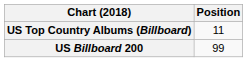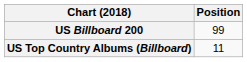rows swapped: (99, 48) <-> (99, 30)
